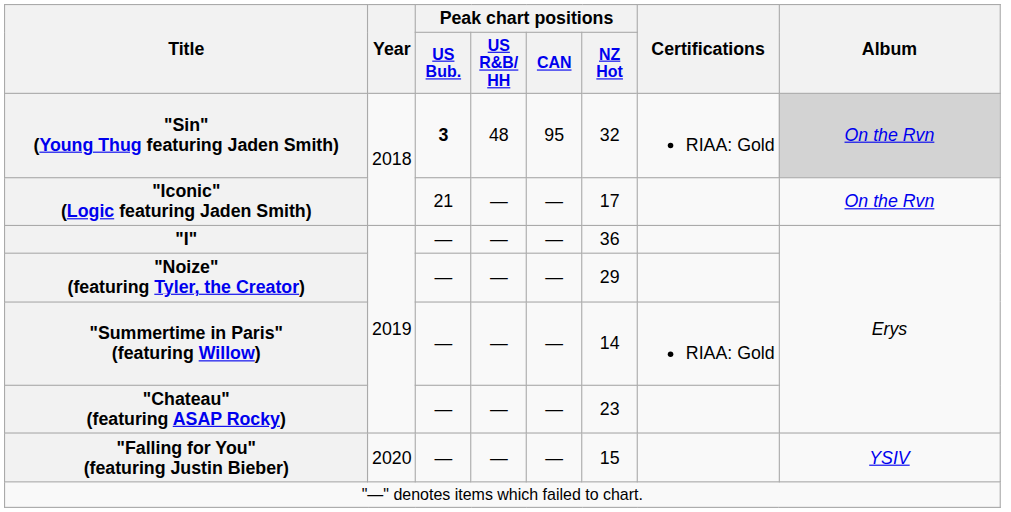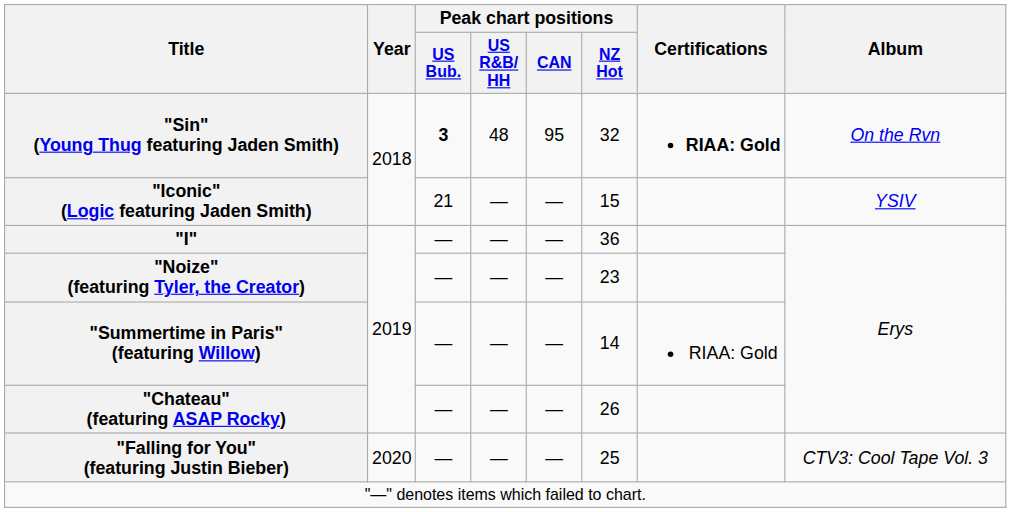(708, 145) normal -> (711, 145) bold
(889, 135) lightgrey background -> (895, 135) no background
(610, 201) 17 -> (610, 201) 15
(889, 201) On the Rvn -> (895, 201) YSIV
(610, 277) 29 -> (610, 277) 23
(610, 409) 23 -> (610, 409) 26
(610, 457) 15 -> (610, 457) 25
(889, 457) YSIV -> (895, 457) CTV3: Cool Tape Vol. 3
